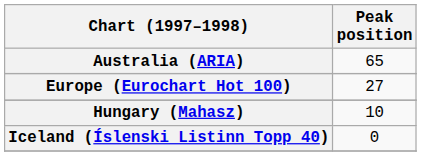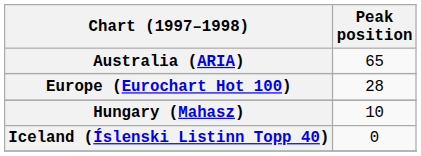(375, 87) 27 -> (375, 87) 28
